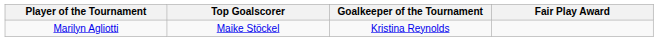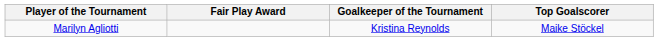columns swapped: (248, 12) <-> (572, 12)
